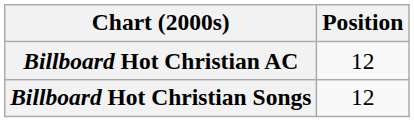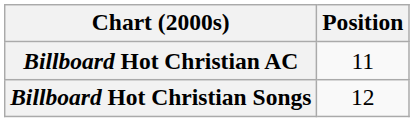(363, 60) 12 -> (363, 60) 11
